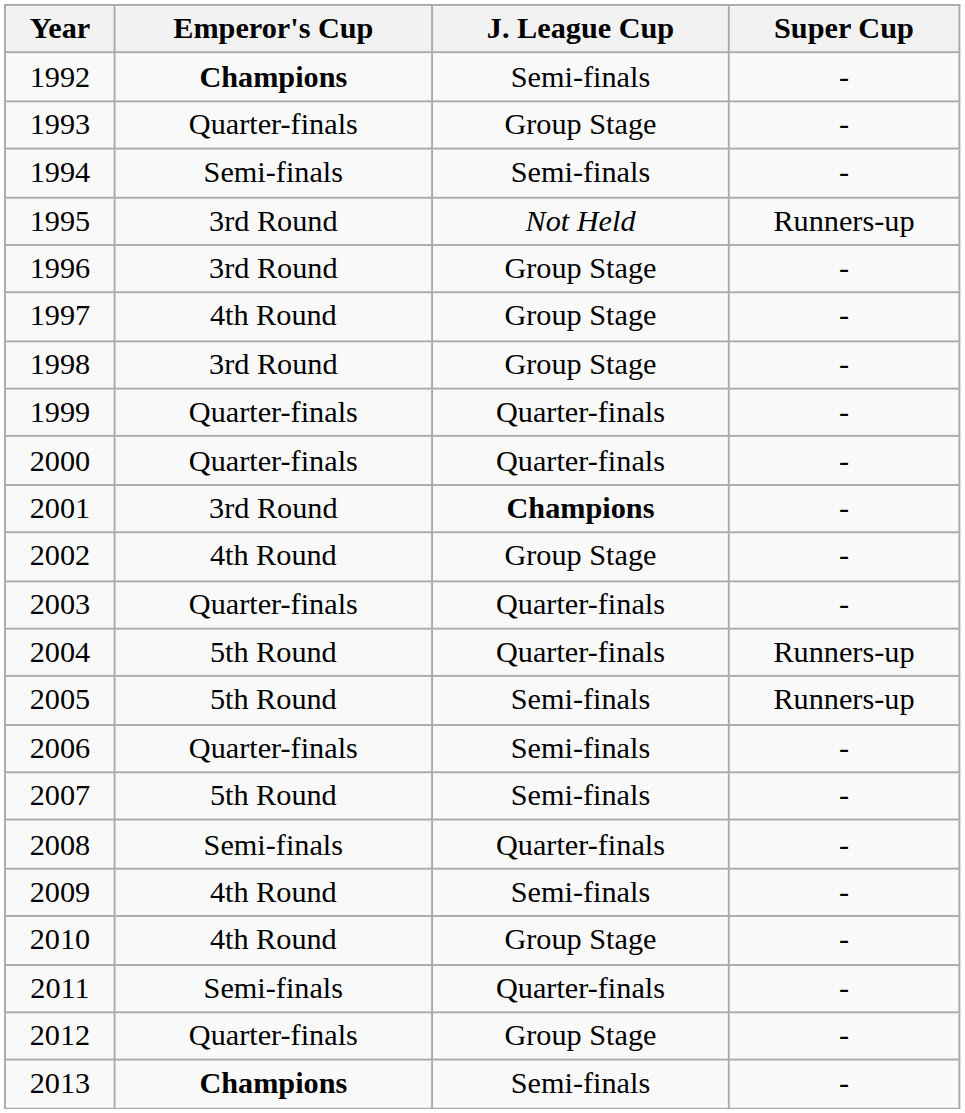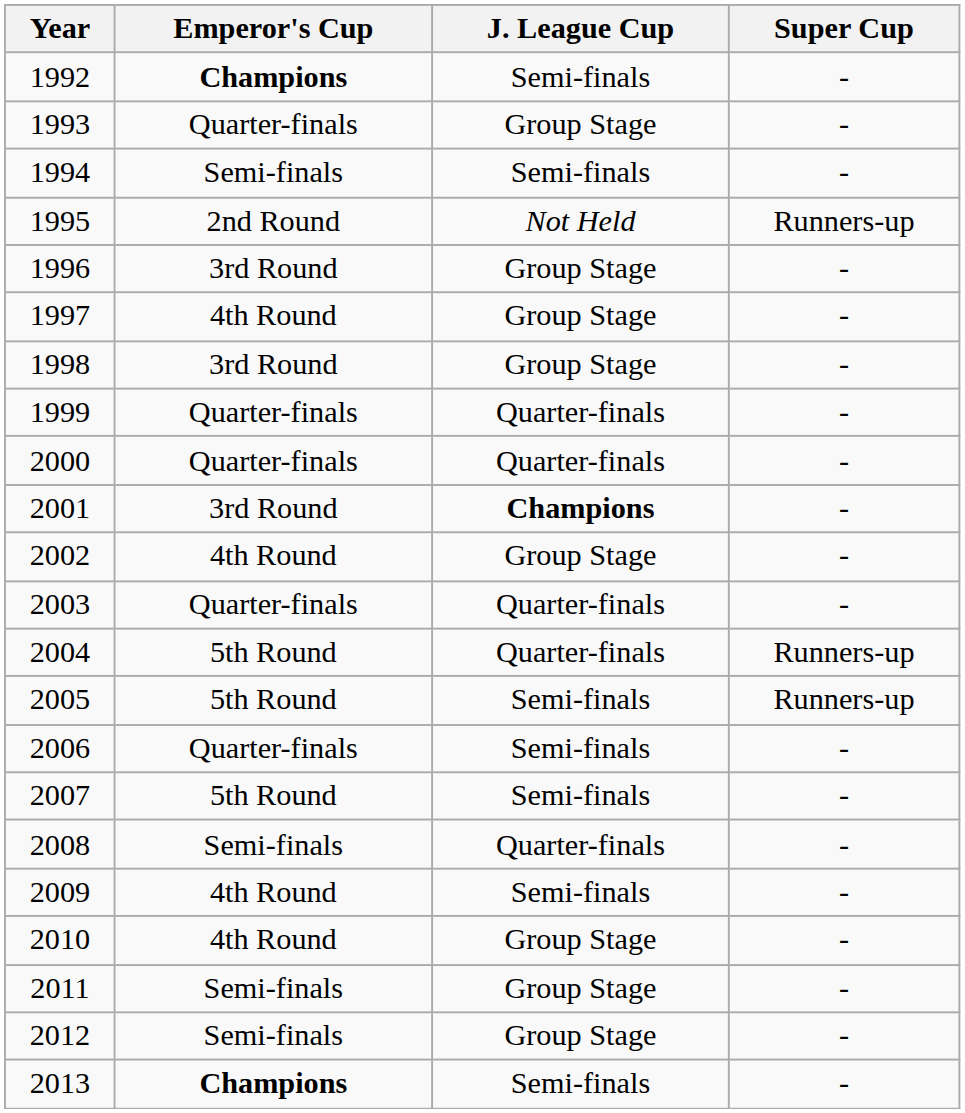(273, 220) 3rd Round -> (273, 220) 2nd Round
(580, 987) Quarter-finals -> (580, 987) Group Stage
(273, 1035) Quarter-finals -> (273, 1035) Semi-finals
